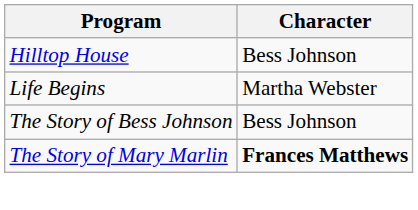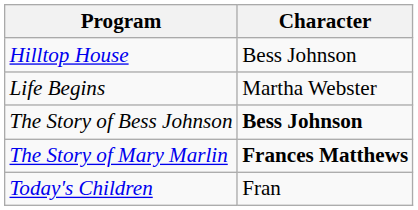(299, 121) normal -> (302, 121) bold
+ row: (81, 188)
